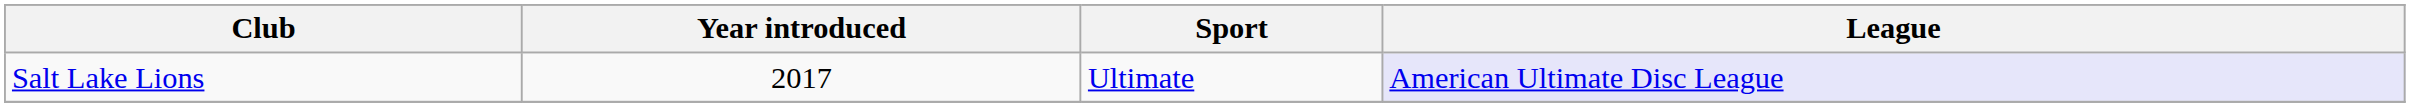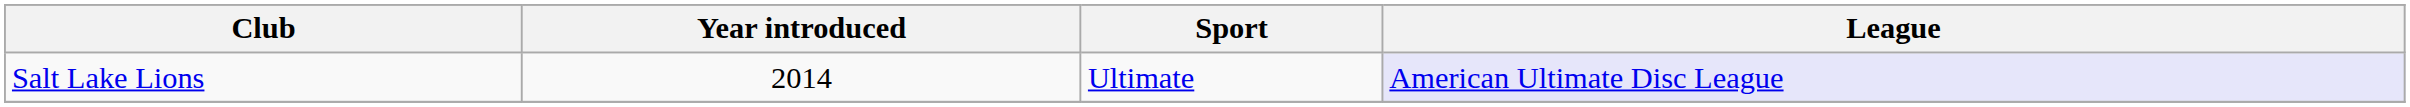(801, 76) 2017 -> (801, 76) 2014
